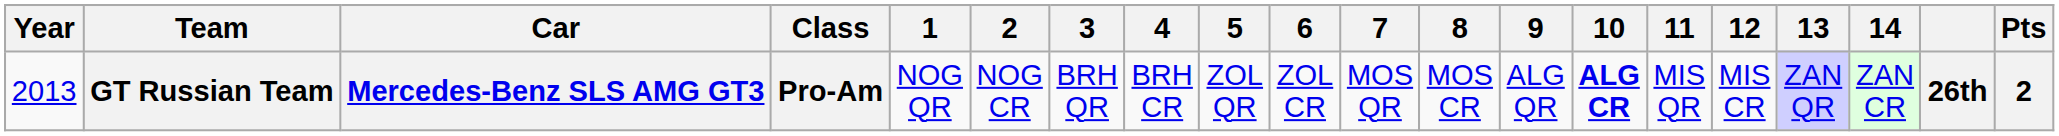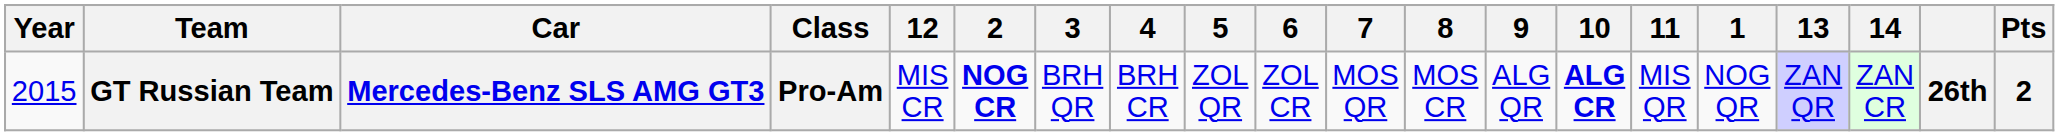columns swapped: (930, 28) <-> (1745, 28)
(44, 90) 2013 -> (44, 90) 2015
(1010, 90) normal -> (995, 90) bold
